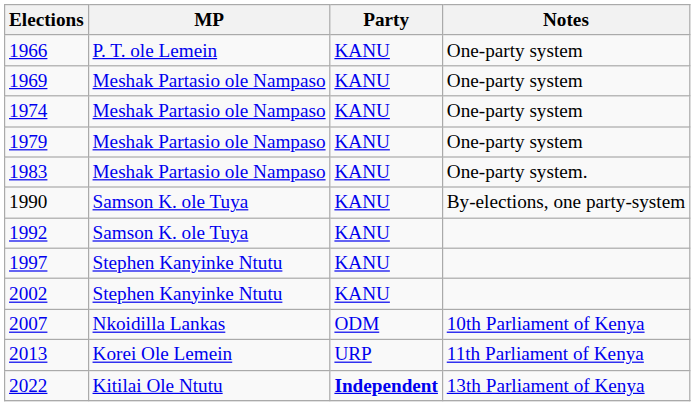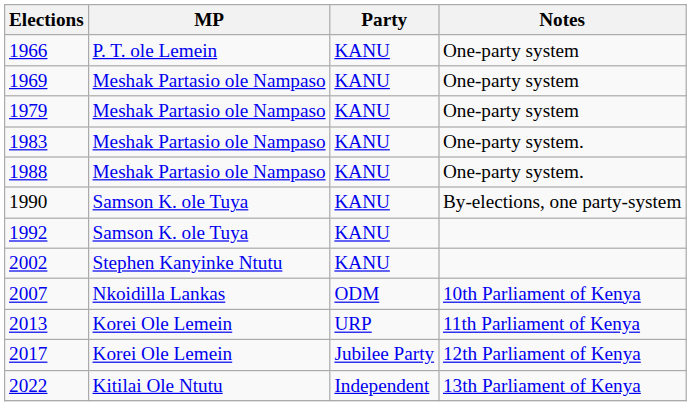- row: (28, 111)
+ row: (28, 171)
- row: (28, 263)
+ row: (28, 354)
(386, 385) bold -> (382, 385) normal
